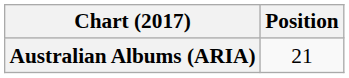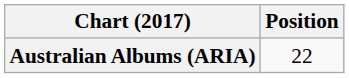(302, 55) 21 -> (302, 55) 22
